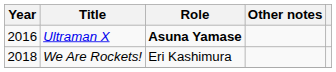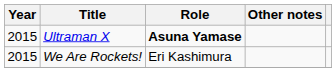(22, 36) 2016 -> (22, 36) 2015
(22, 57) 2018 -> (22, 57) 2015
